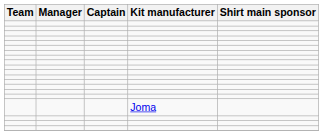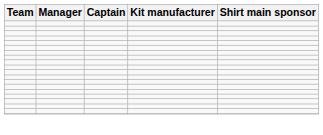- row: (20, 107)
